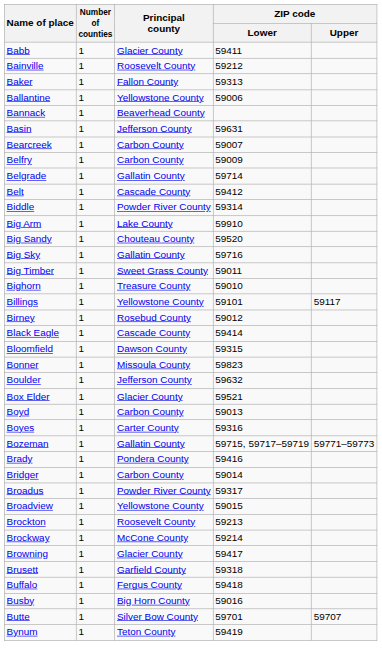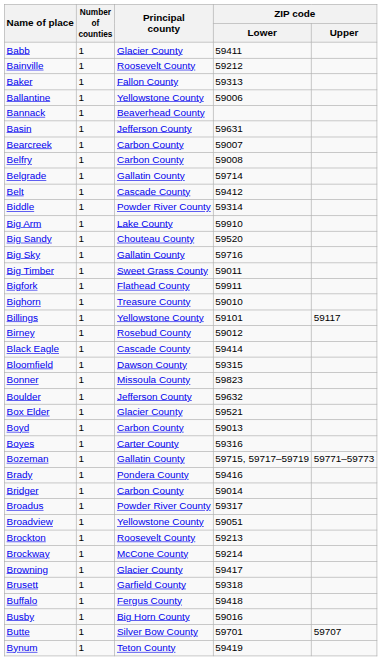(229, 160) 59009 -> (229, 160) 59008
+ row: (22, 286)
(229, 506) 59015 -> (229, 522) 59051
